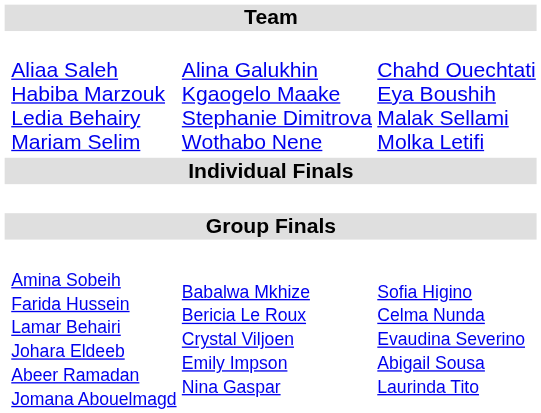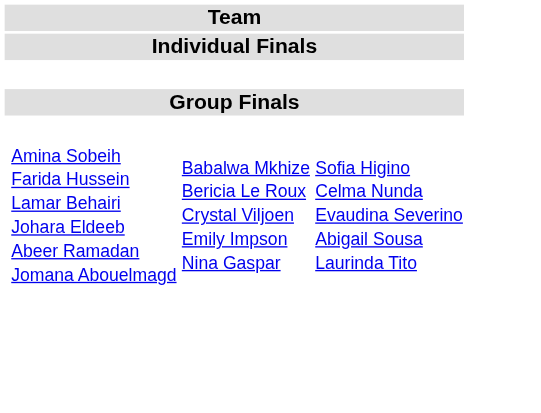- row: (88, 106)
